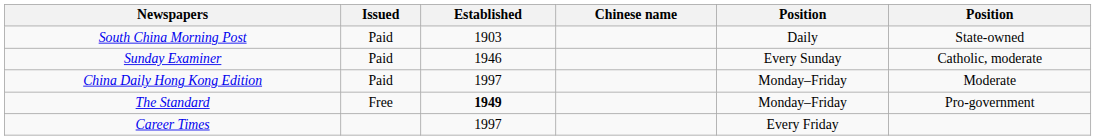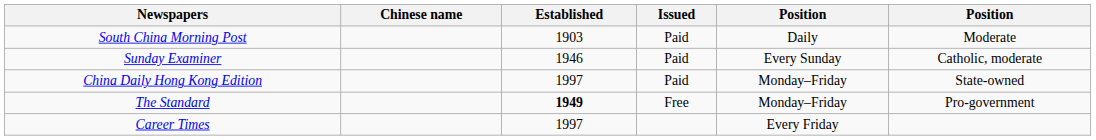columns swapped: (636, 15) <-> (381, 15)
(990, 37) State-owned -> (990, 37) Moderate
(990, 80) Moderate -> (990, 80) State-owned
